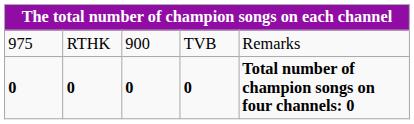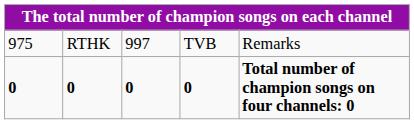(138, 43) 900 -> (138, 43) 997
